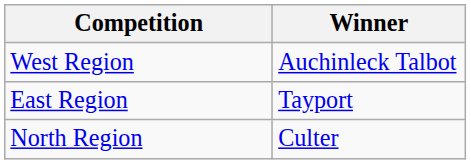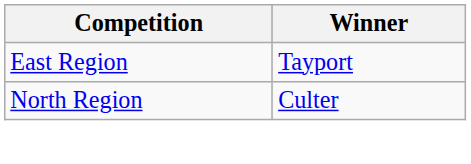- row: (72, 61)
